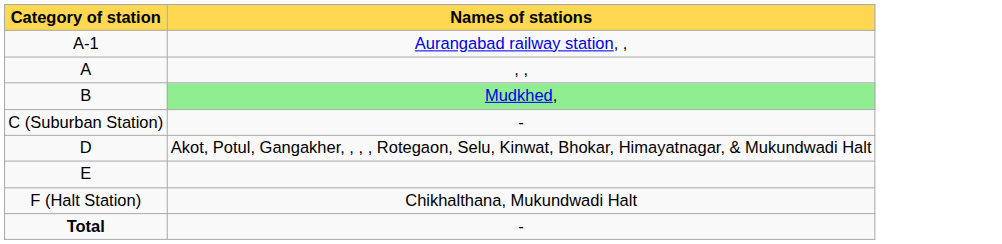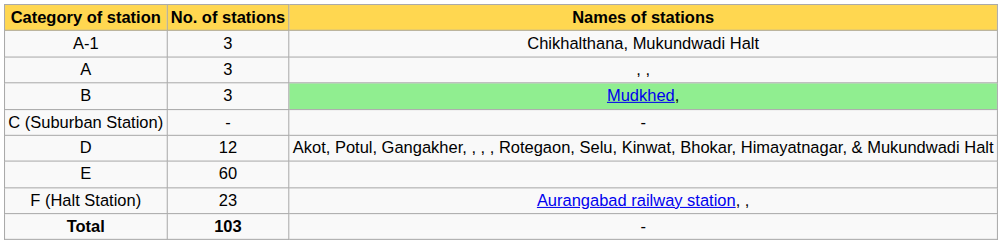+ column: (228, 17)
(521, 43) Aurangabad railway station, , -> (643, 43) Chikhalthana, Mukundwadi Halt
(521, 200) Chikhalthana, Mukundwadi Halt -> (643, 200) Aurangabad railway station, ,
